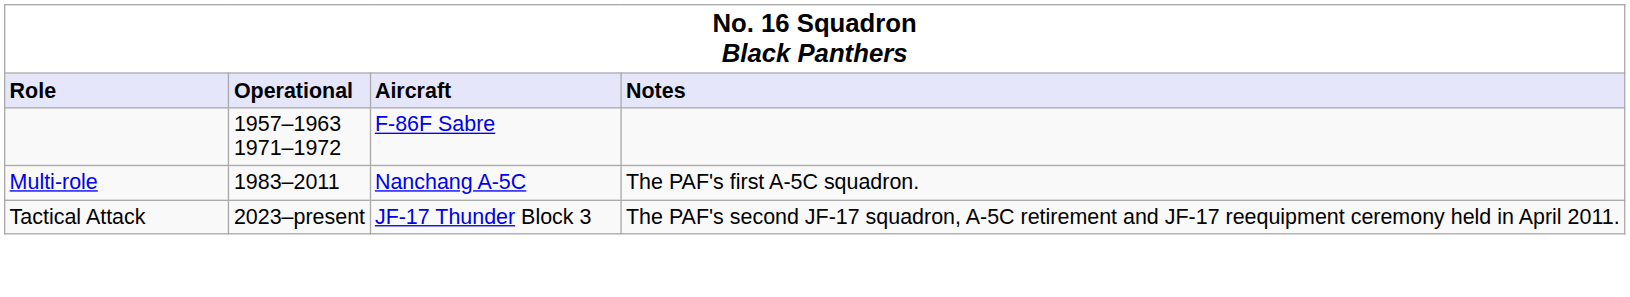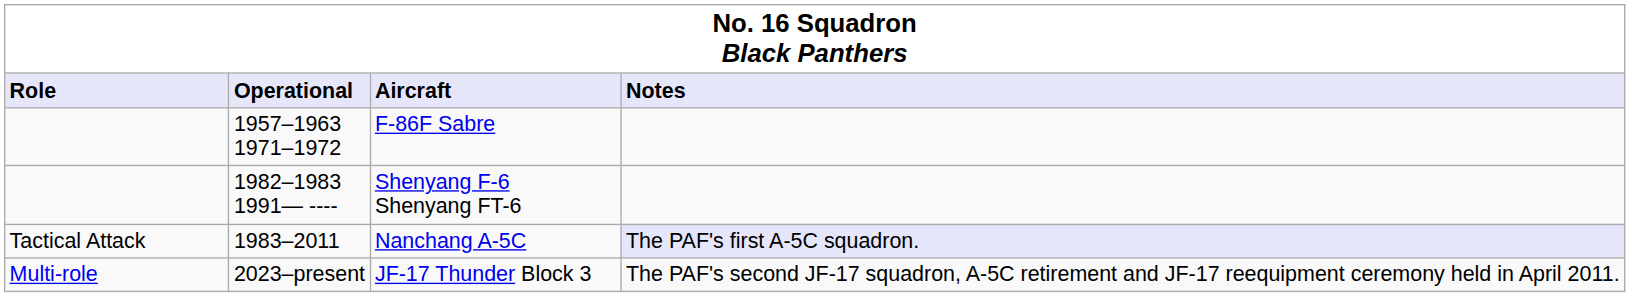+ row: (448, 194)
(54, 182) Multi-role -> (78, 240) Tactical Attack
(773, 182) no background -> (773, 240) lavender background
(78, 216) Tactical Attack -> (54, 274) Multi-role
